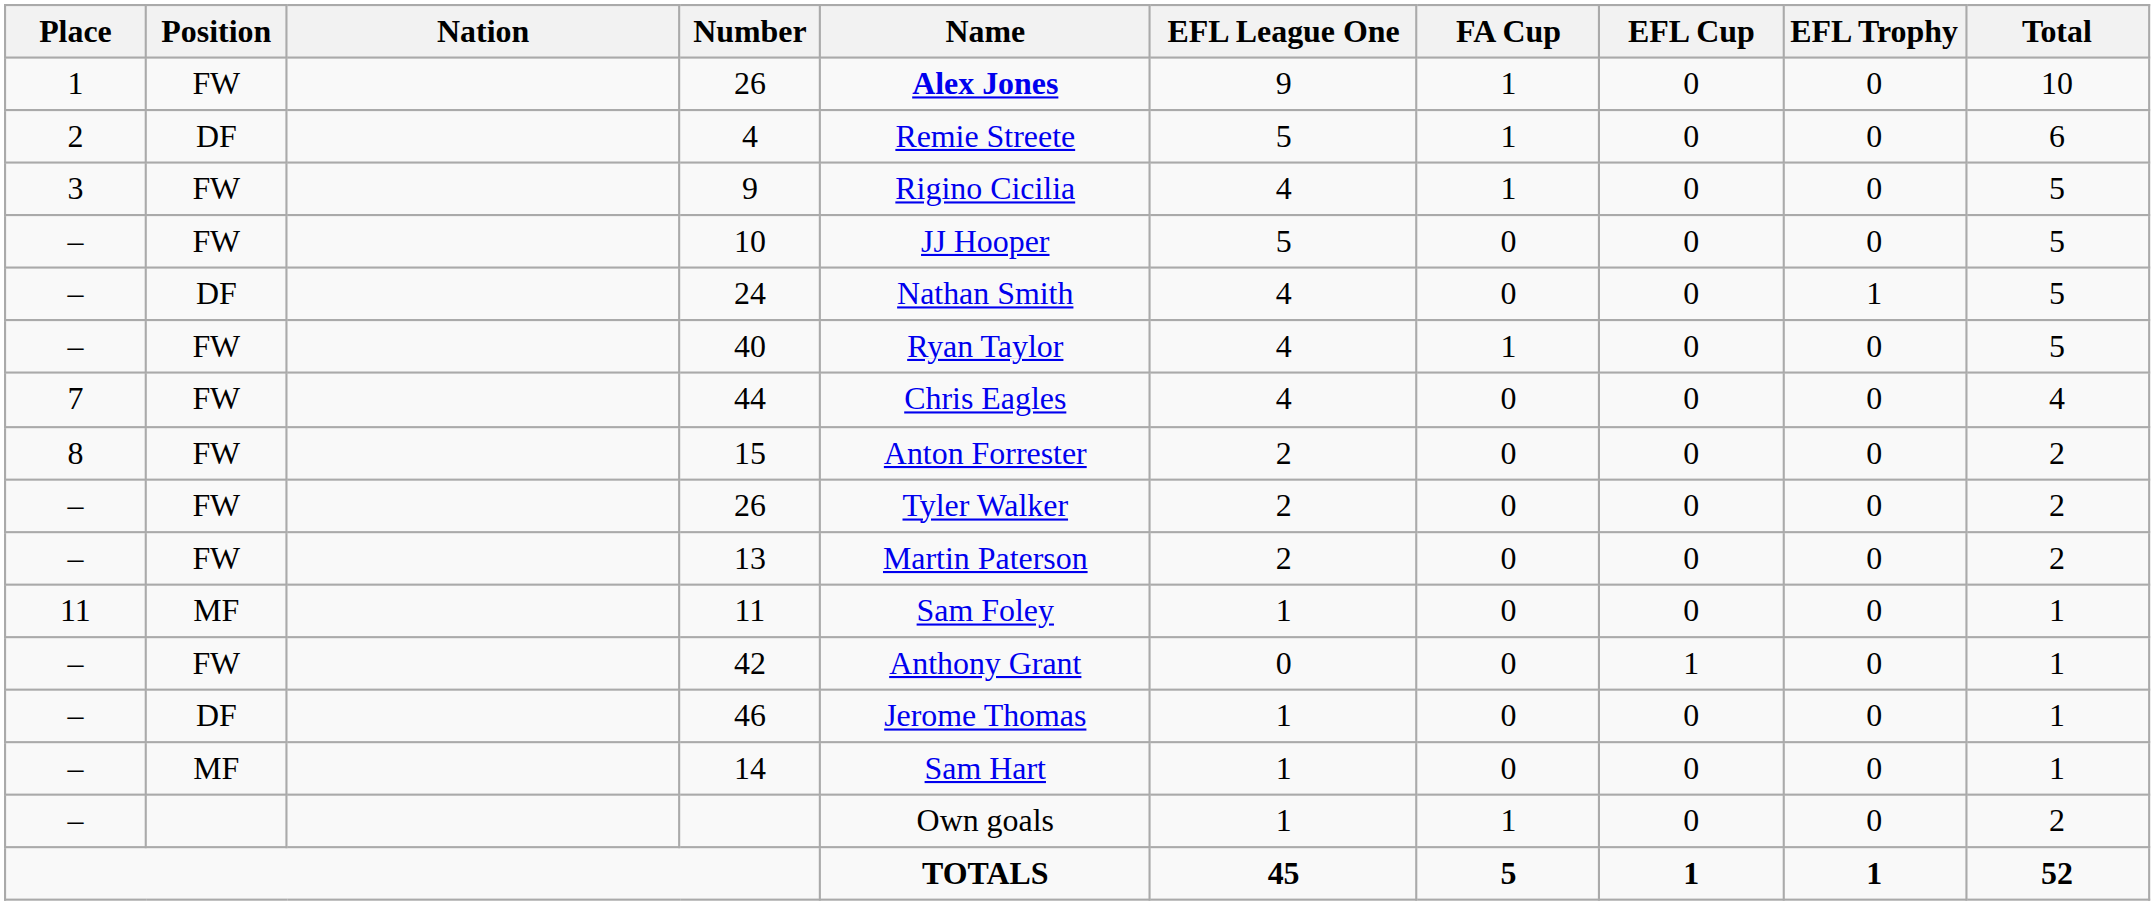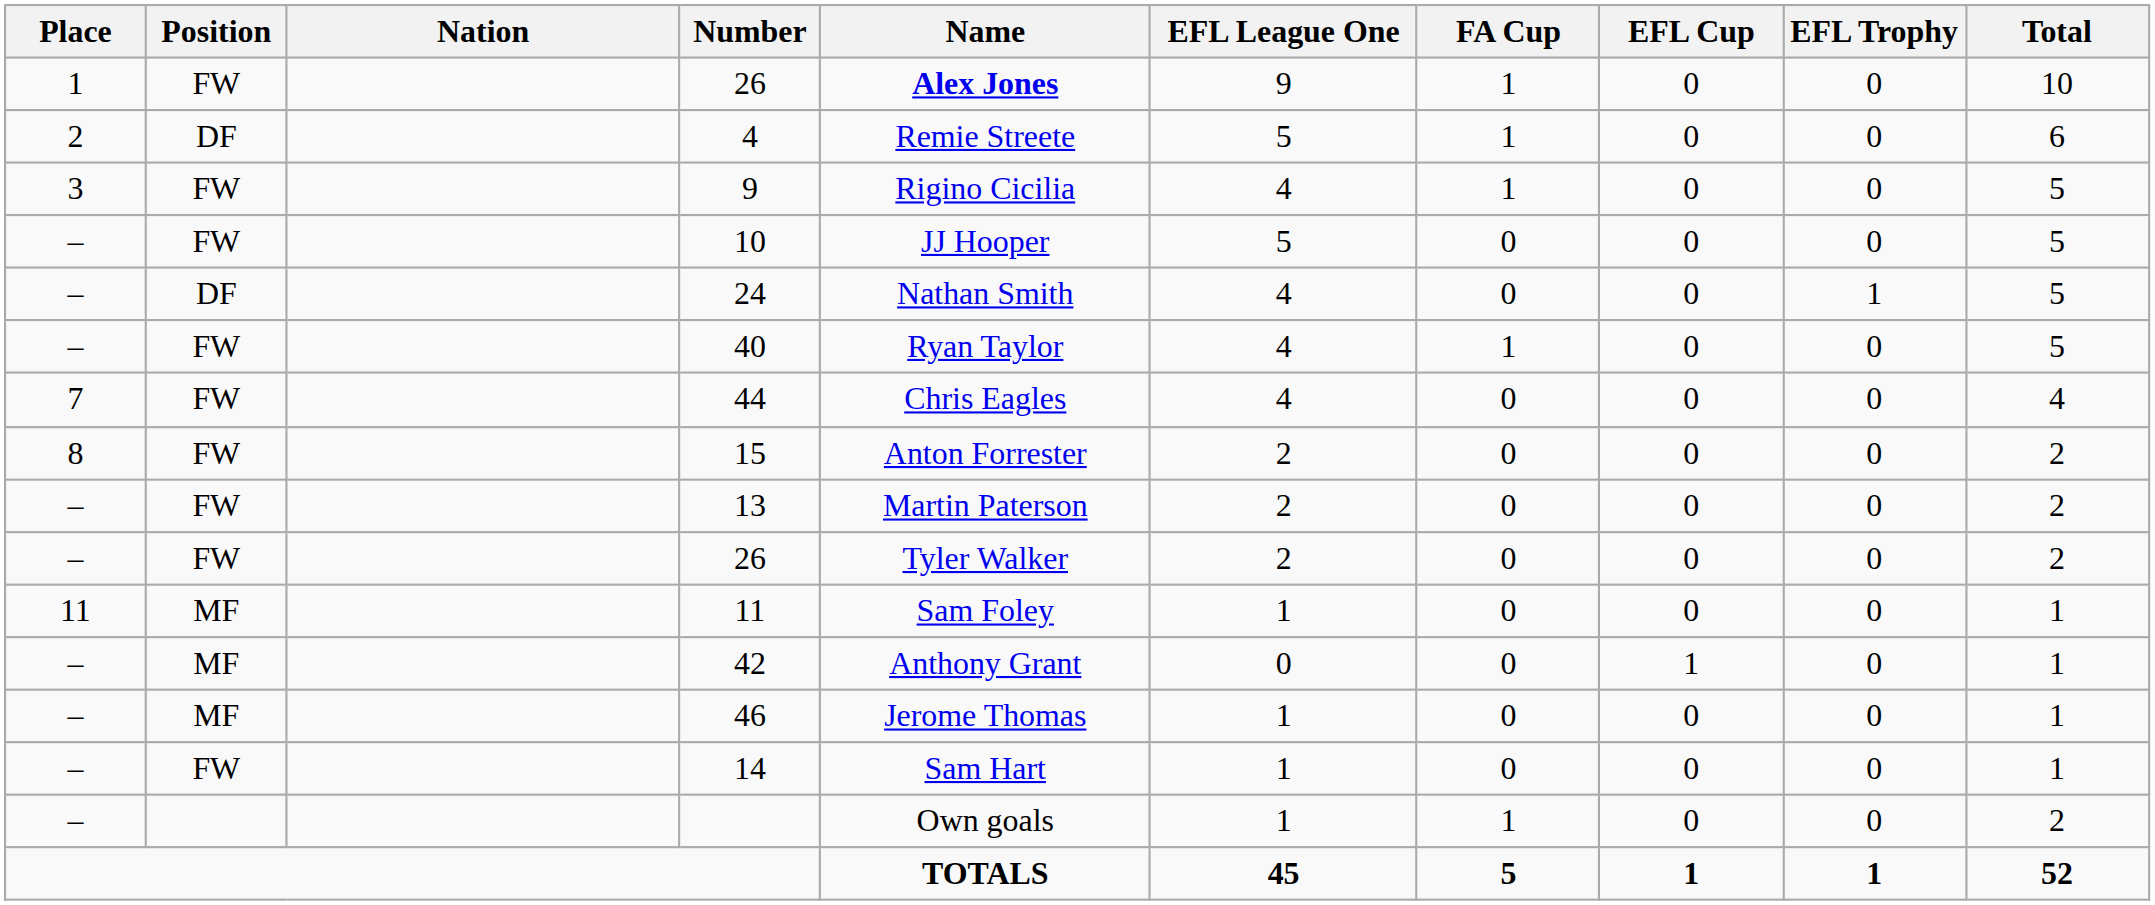rows swapped: (75, 557) <-> (75, 504)
(216, 662) FW -> (216, 662) MF
(216, 715) DF -> (216, 715) MF
(216, 767) MF -> (216, 767) FW
